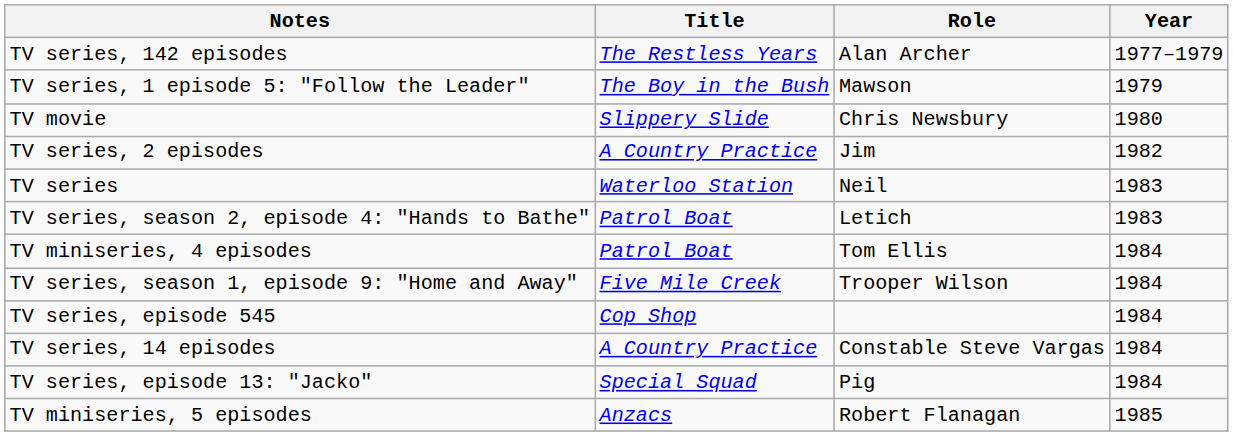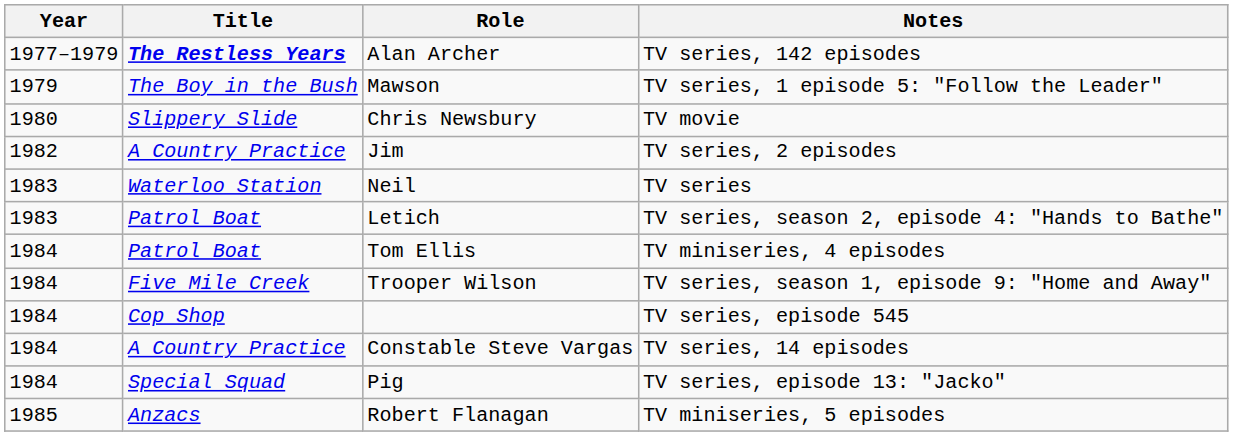columns swapped: (1169, 21) <-> (300, 21)
(708, 54) normal -> (237, 54) bold
